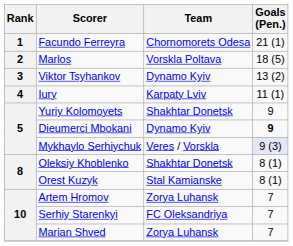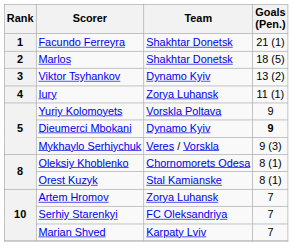(198, 42) Chornomorets Odesa -> (190, 42) Shakhtar Donetsk
(184, 59) Vorskla Poltava -> (190, 59) Shakhtar Donetsk
(176, 94) Karpaty Lviv -> (182, 94) Zorya Luhansk
(190, 111) Shakhtar Donetsk -> (184, 111) Vorskla Poltava
(270, 146) lavender background -> (270, 146) no background
(190, 163) Shakhtar Donetsk -> (198, 163) Chornomorets Odesa
(182, 232) Zorya Luhansk -> (176, 232) Karpaty Lviv
